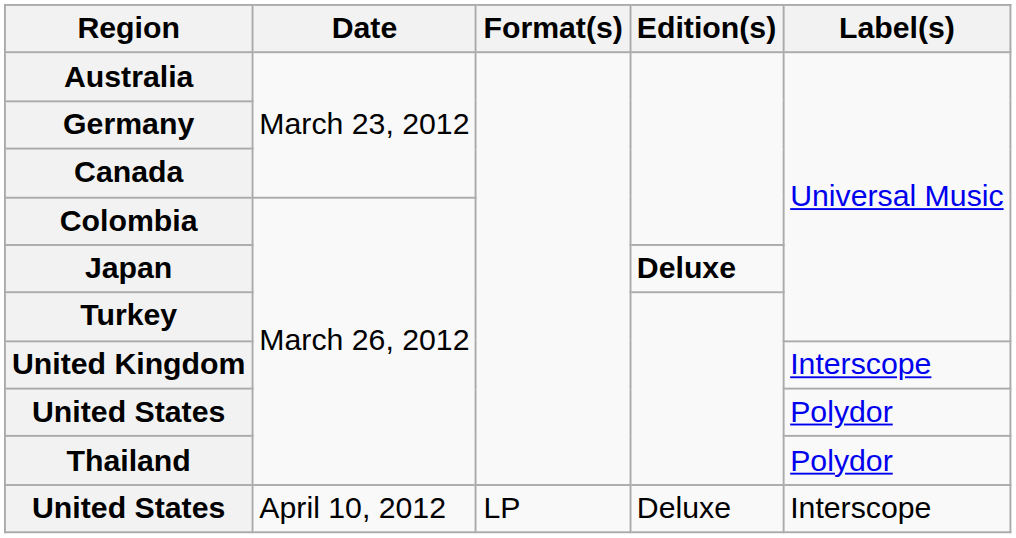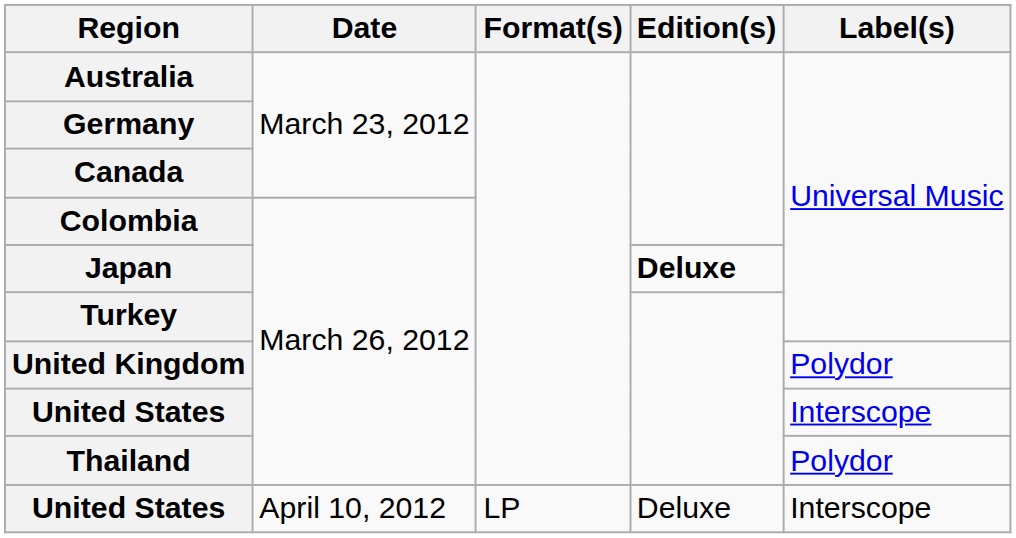(861, 364) Interscope -> (841, 364) Polydor
(841, 412) Polydor -> (861, 412) Interscope
